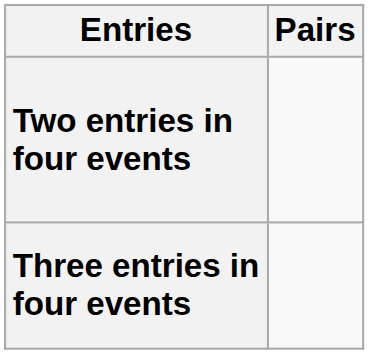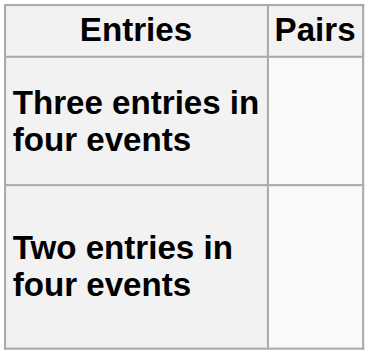rows swapped: (136, 284) <-> (123, 139)
